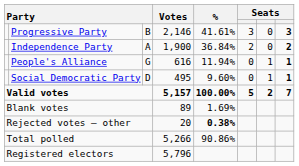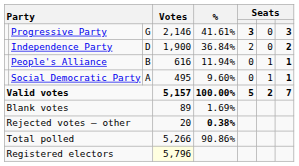(148, 32) B -> (148, 32) G
(251, 32) normal -> (251, 32) bold
(148, 47) A -> (148, 47) D
(148, 62) G -> (148, 62) B
(148, 77) D -> (148, 77) A
(177, 154) no background -> (177, 154) lightyellow background
